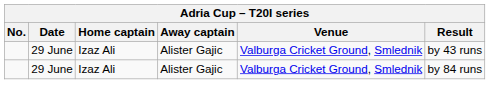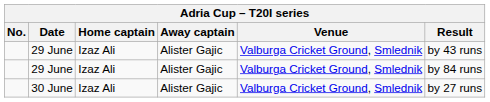+ row: (16, 88)
